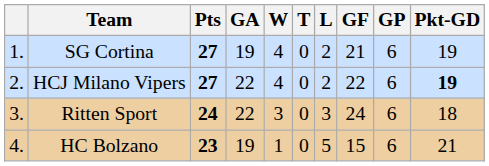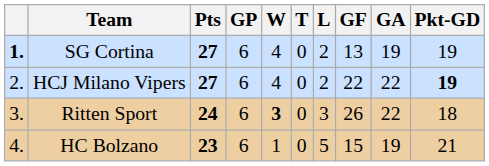columns swapped: (392, 20) <-> (245, 20)
(17, 51) normal -> (17, 51) bold
(355, 51) 21 -> (353, 51) 13
(278, 113) normal -> (276, 113) bold
(355, 113) 24 -> (353, 113) 26
